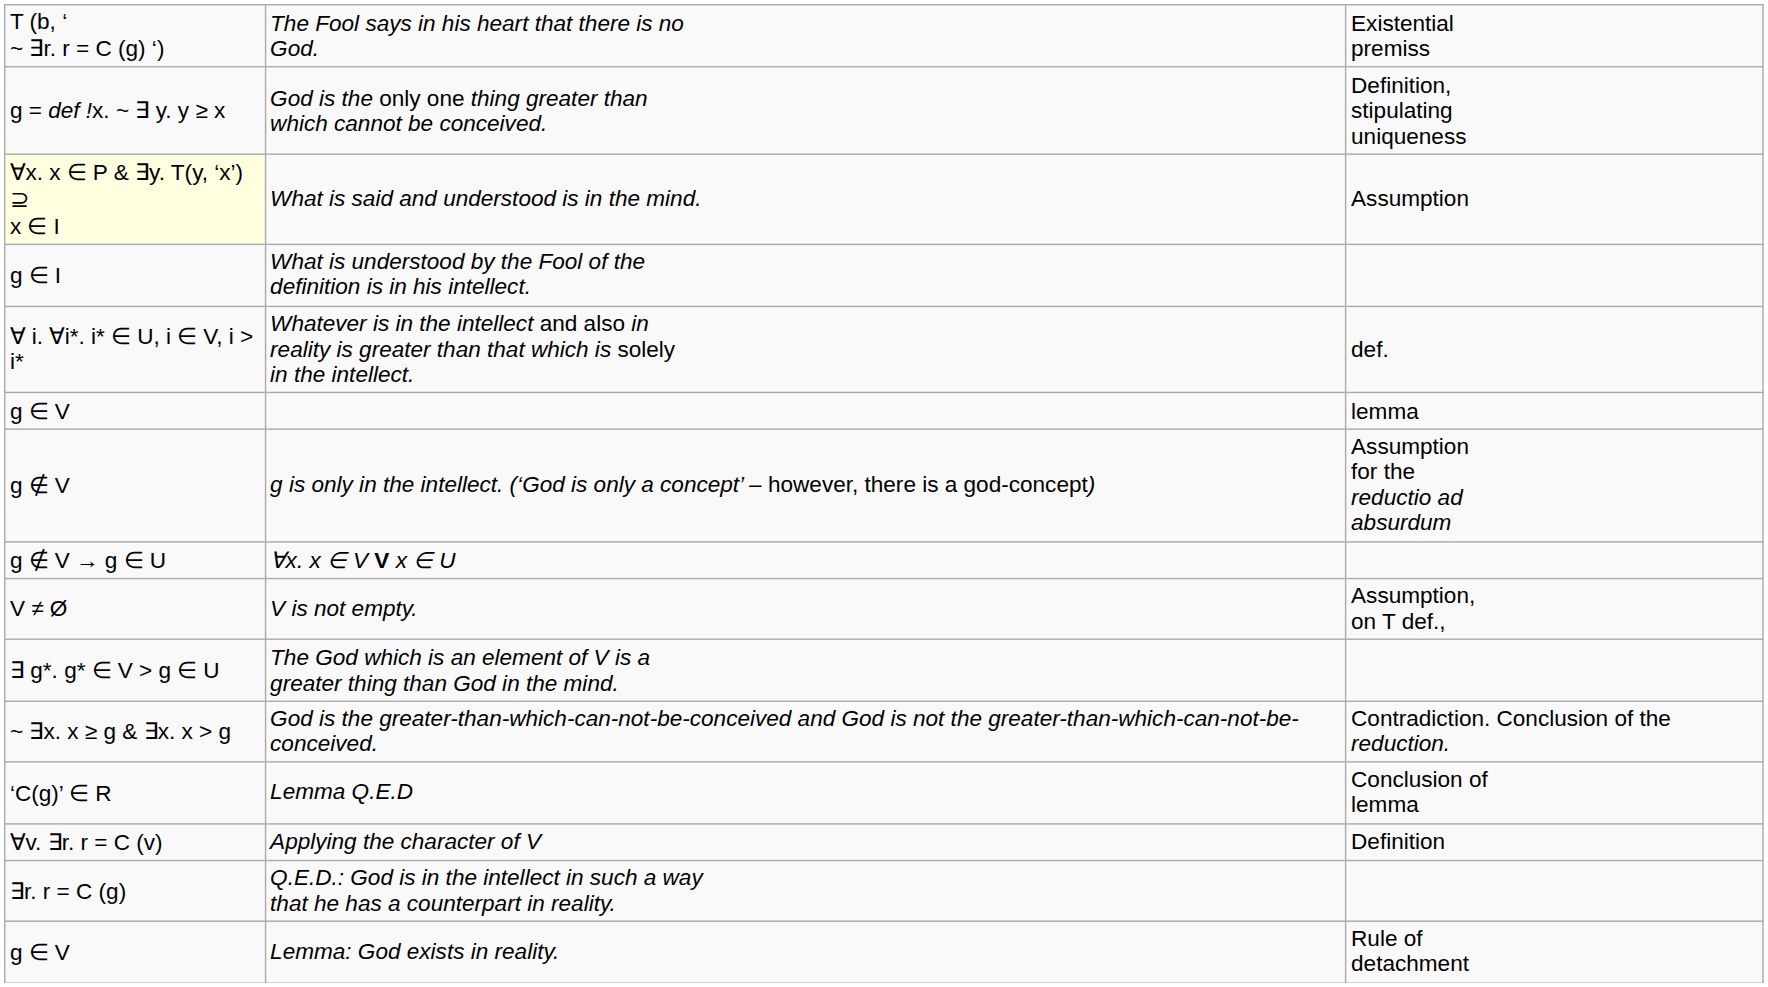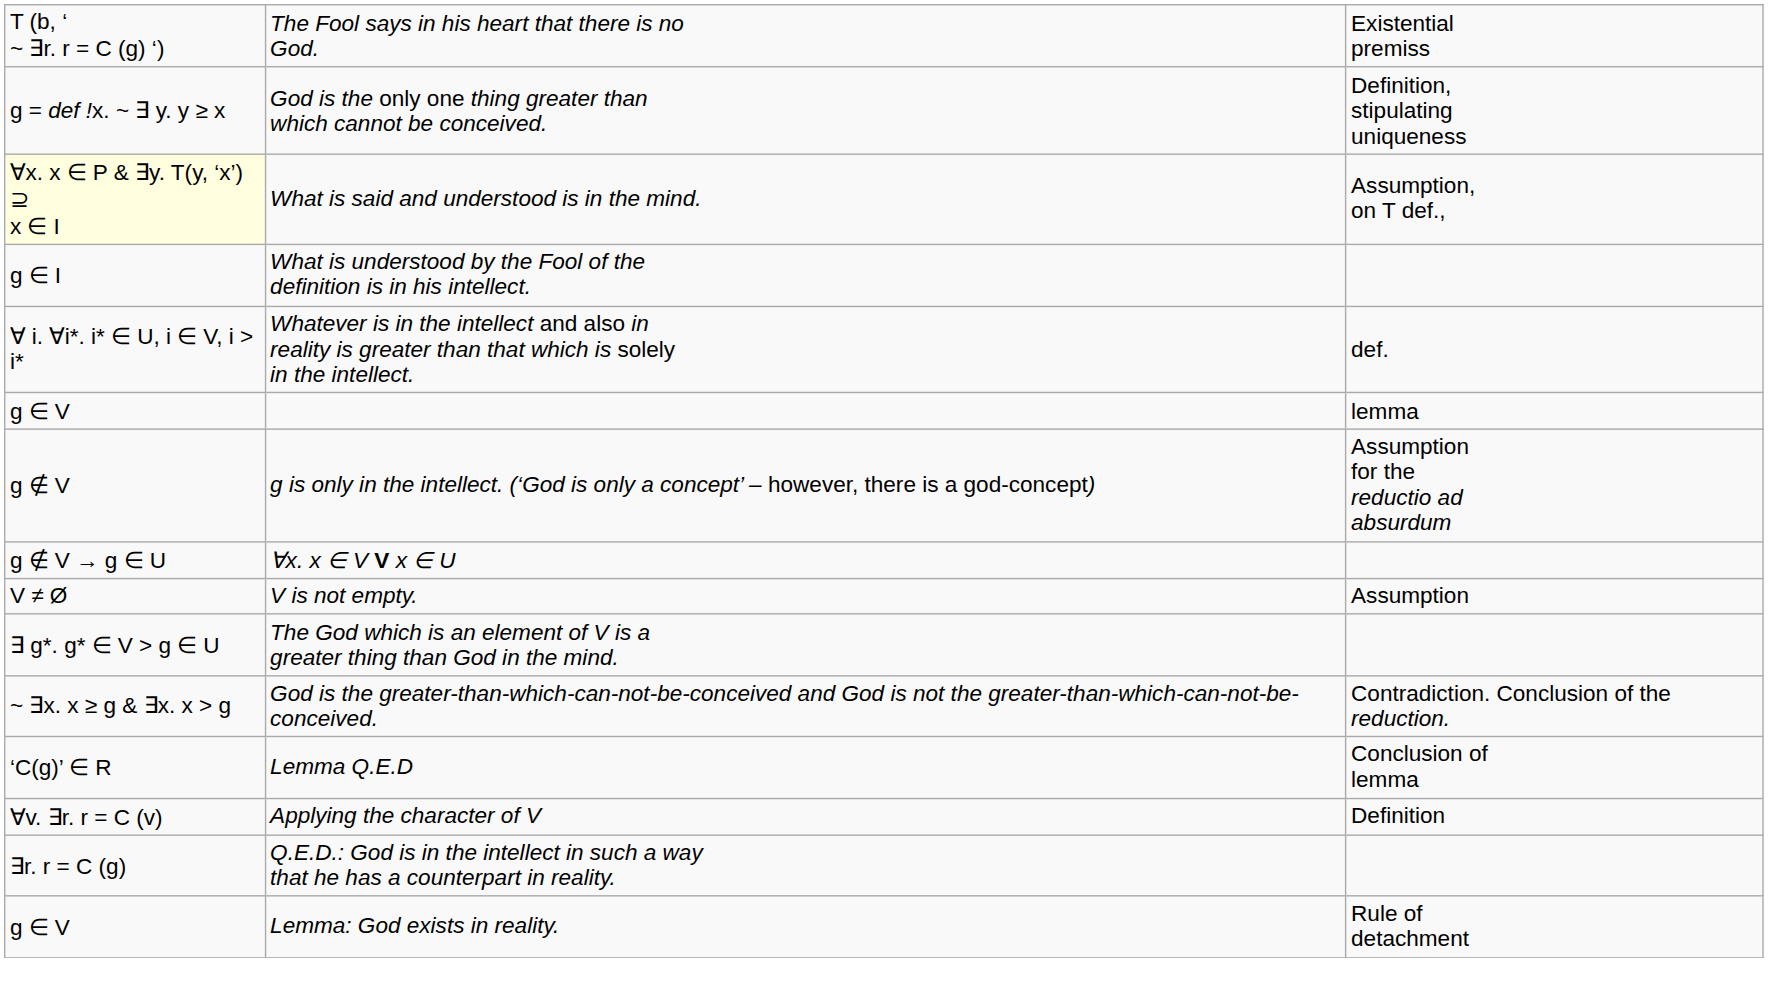(1410, 198) Assumption -> (1413, 198) Assumption, on T def.,
(1413, 608) Assumption, on T def., -> (1410, 596) Assumption
